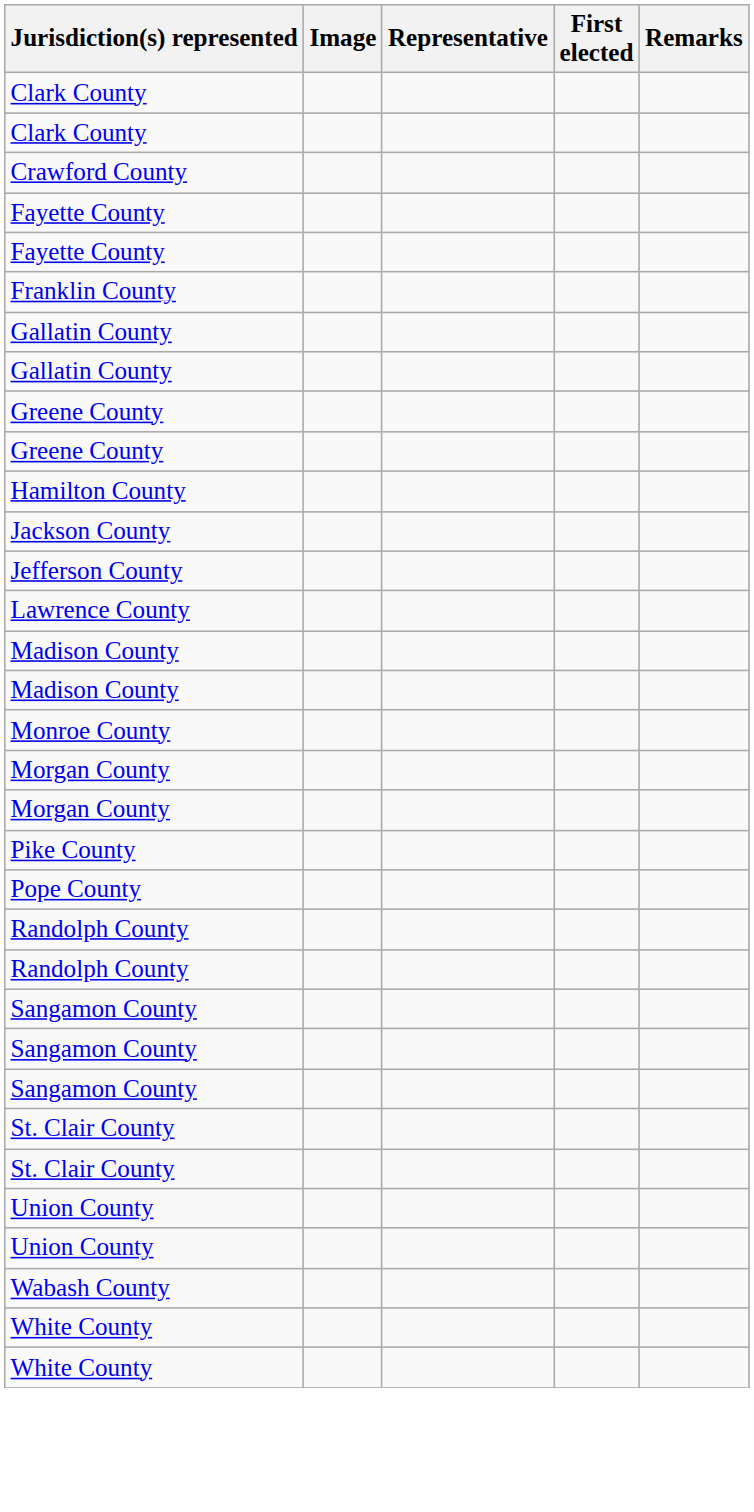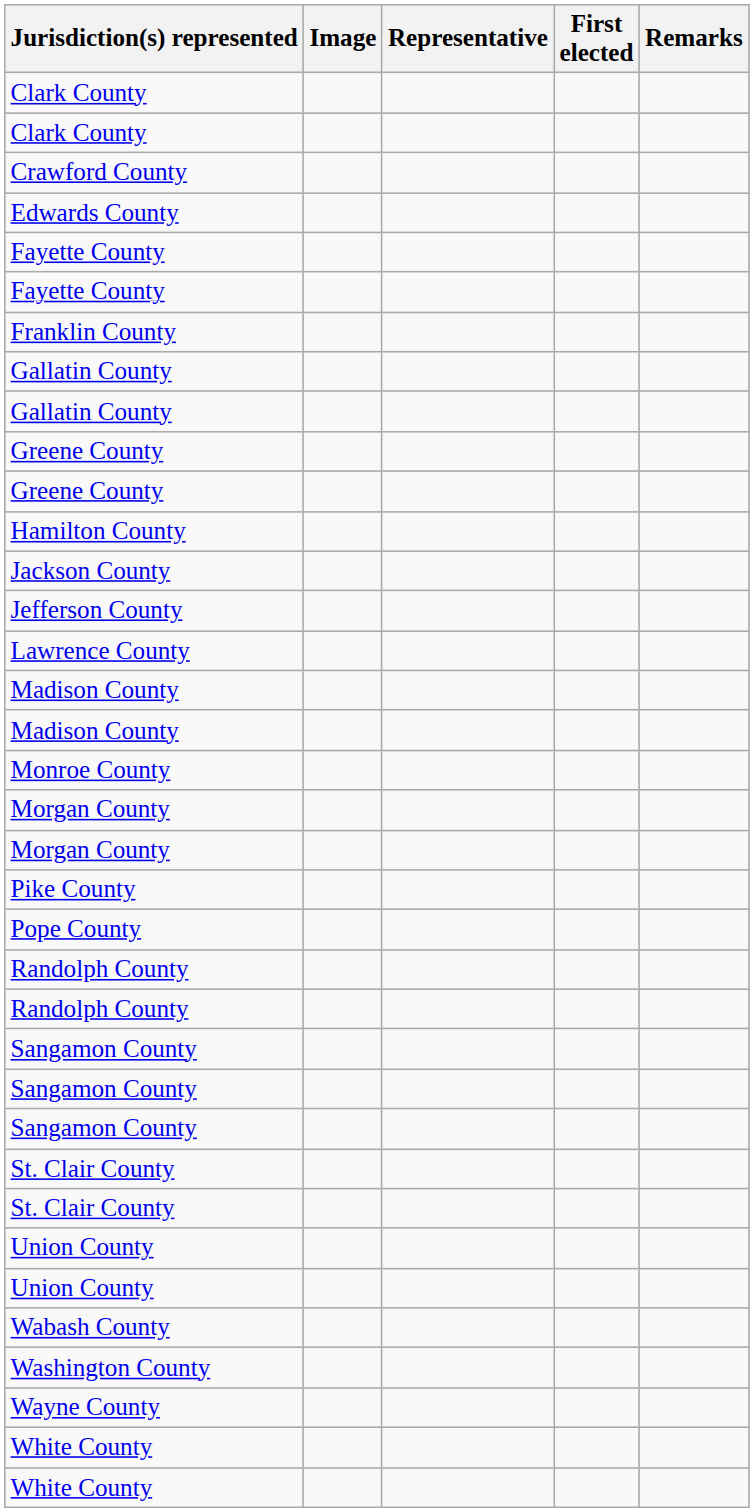+ row: (95, 212)
+ row: (110, 1367)
+ row: (85, 1407)
